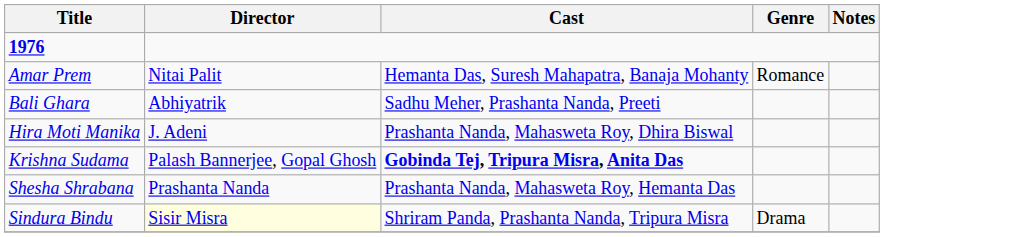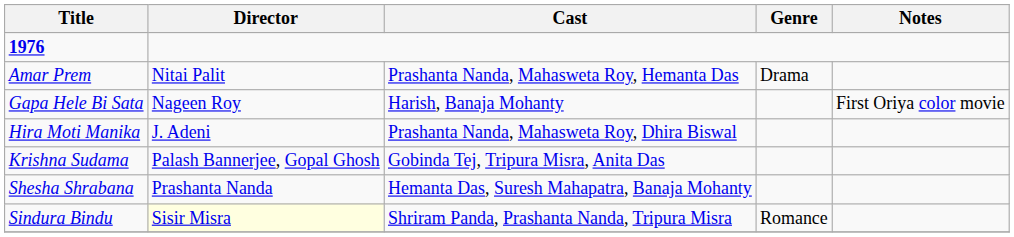(566, 75) Hemanta Das, Suresh Mahapatra, Banaja Mohanty -> (563, 75) Prashanta Nanda, Mahasweta Roy, Hemanta Das
(790, 75) Romance -> (784, 75) Drama
- row: (49, 103)
+ row: (76, 103)
(534, 160) bold -> (526, 160) normal
(560, 189) Prashanta Nanda, Mahasweta Roy, Hemanta Das -> (570, 189) Hemanta Das, Suresh Mahapatra, Banaja Mohanty
(781, 217) Drama -> (794, 217) Romance
